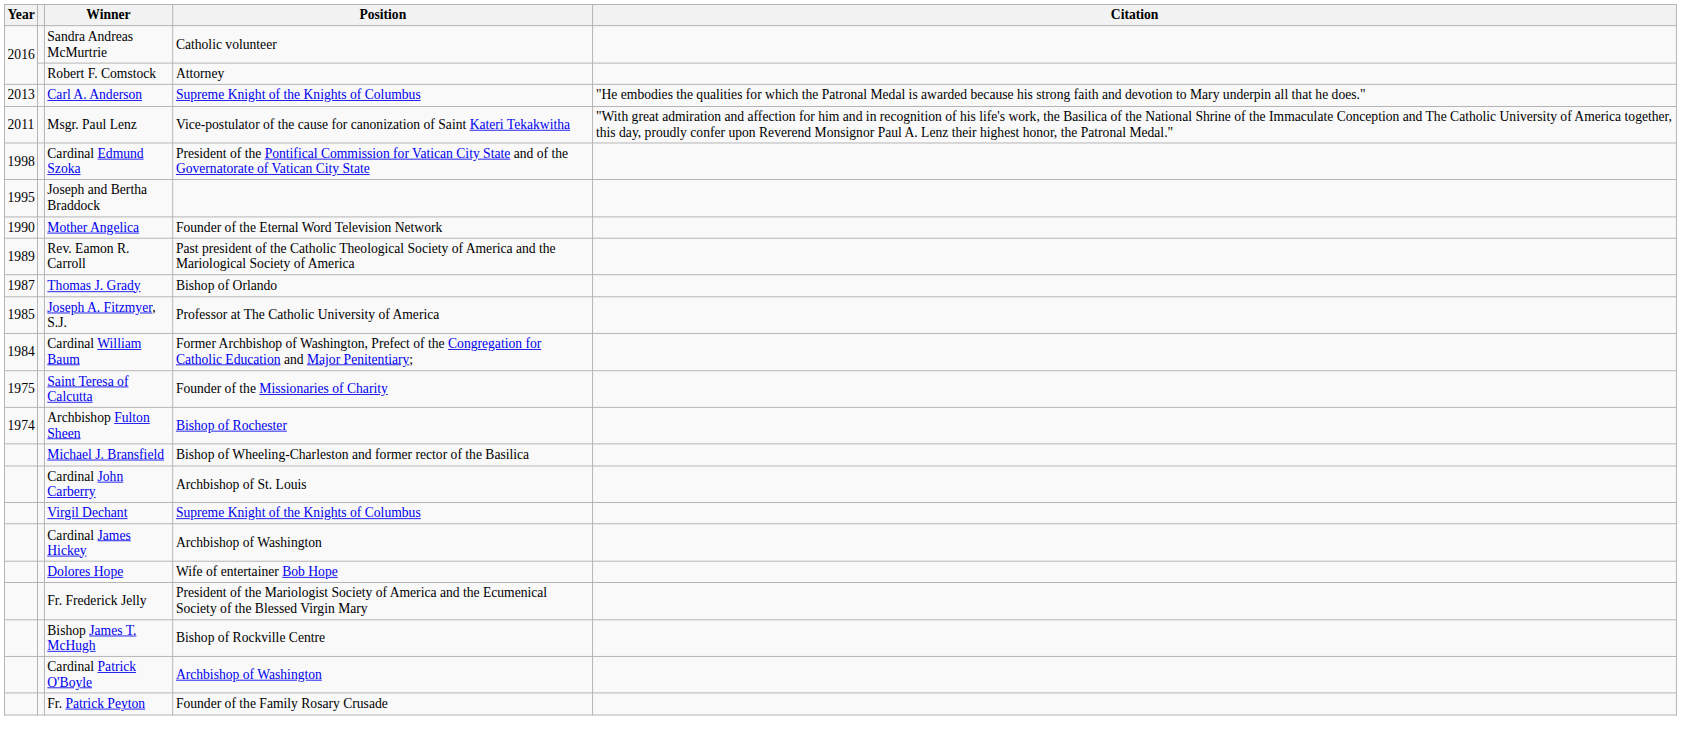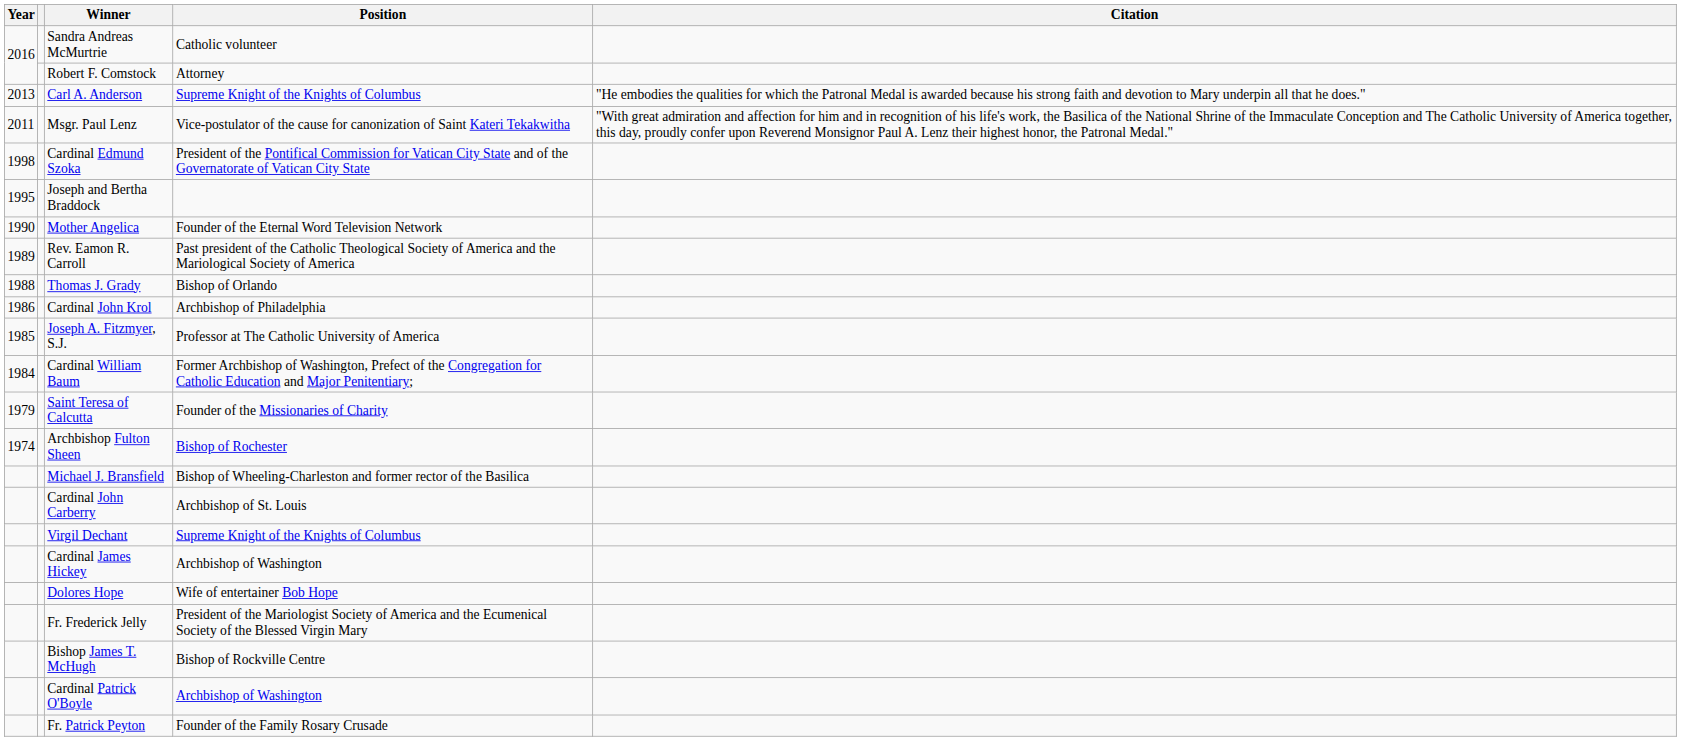(21, 285) 1987 -> (21, 285) 1988
+ row: (99, 307)
(21, 388) 1975 -> (21, 410) 1979
